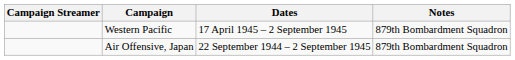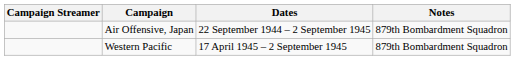rows swapped: (149, 47) <-> (138, 30)
